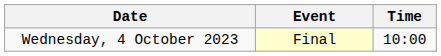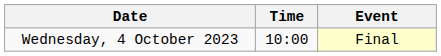columns swapped: (405, 16) <-> (315, 16)
